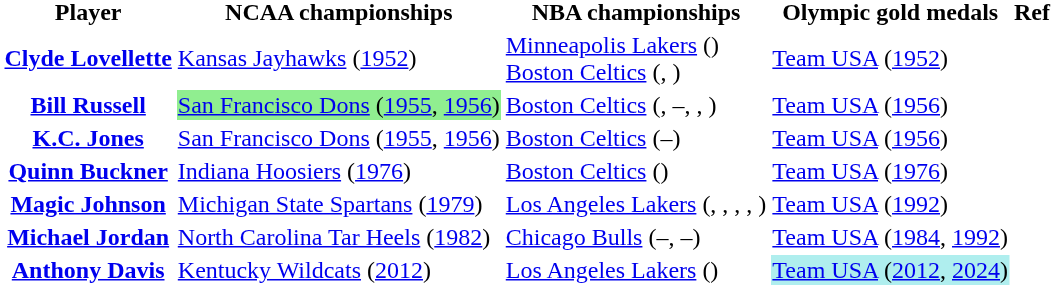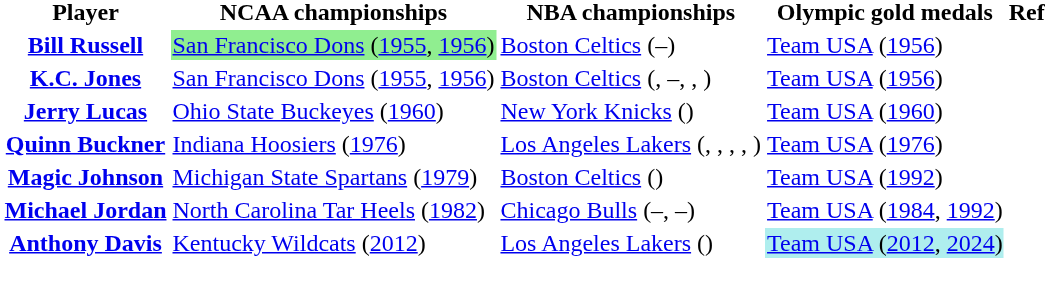- row: (88, 58)
(611, 104) Boston Celtics (, –, , ) -> (588, 44) Boston Celtics (–)
(593, 137) Boston Celtics (–) -> (606, 77) Boston Celtics (, –, , )
+ row: (85, 110)
(587, 170) Boston Celtics () -> (631, 143) Los Angeles Lakers (, , , , )
(636, 203) Los Angeles Lakers (, , , , ) -> (582, 176) Boston Celtics ()
